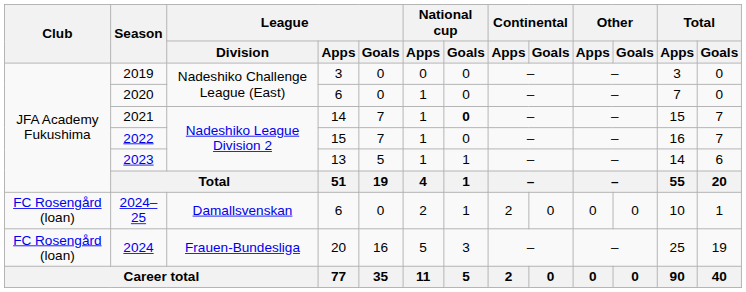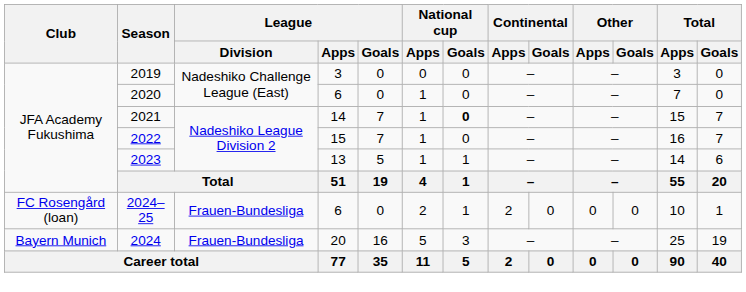(242, 210) Damallsvenskan -> (246, 210) Frauen-Bundesliga
(57, 247) FC Rosengård (loan) -> (61, 240) Bayern Munich
